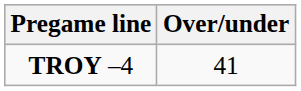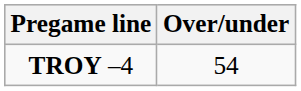(226, 64) 41 -> (226, 64) 54
